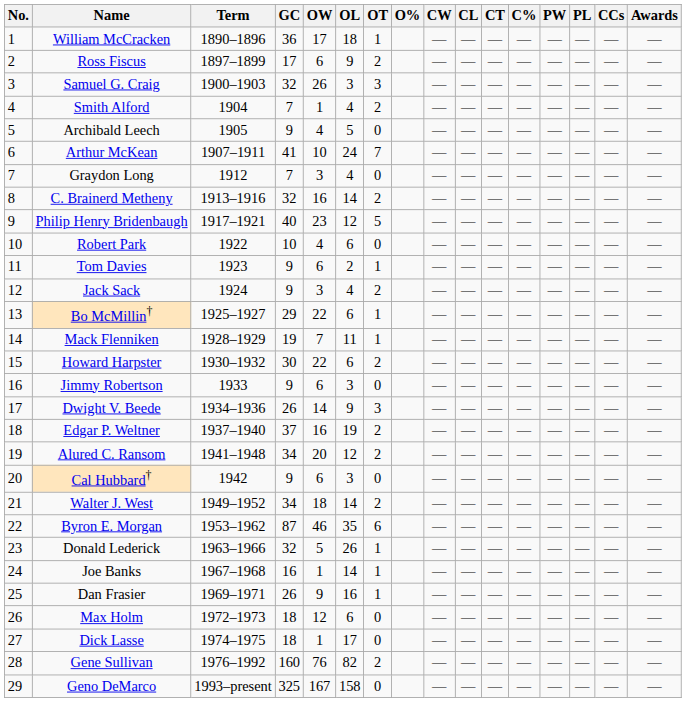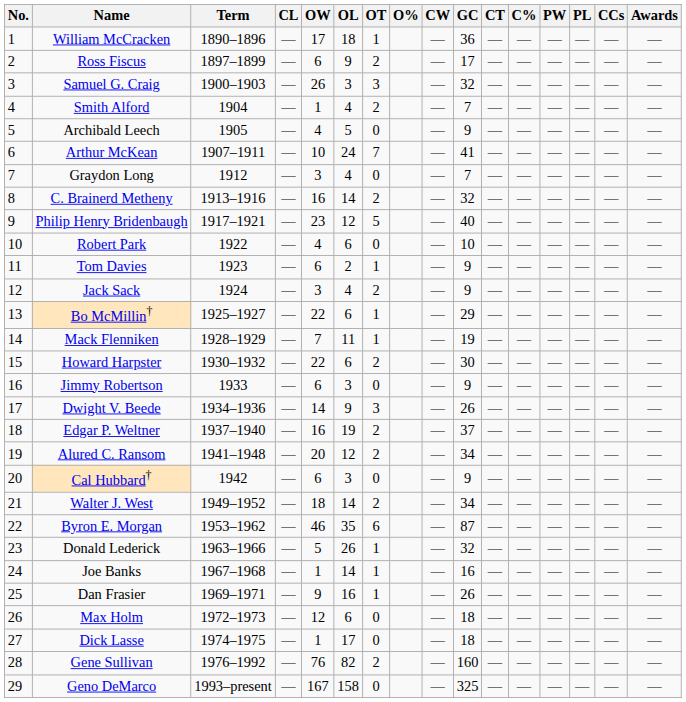columns swapped: (289, 15) <-> (468, 15)
